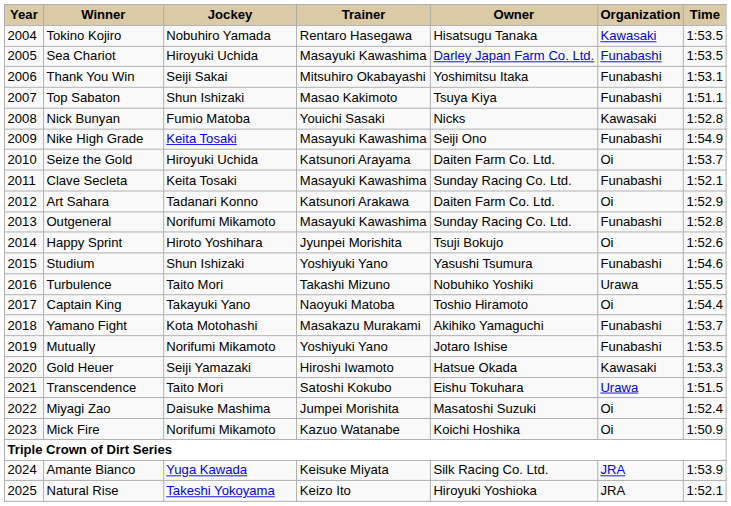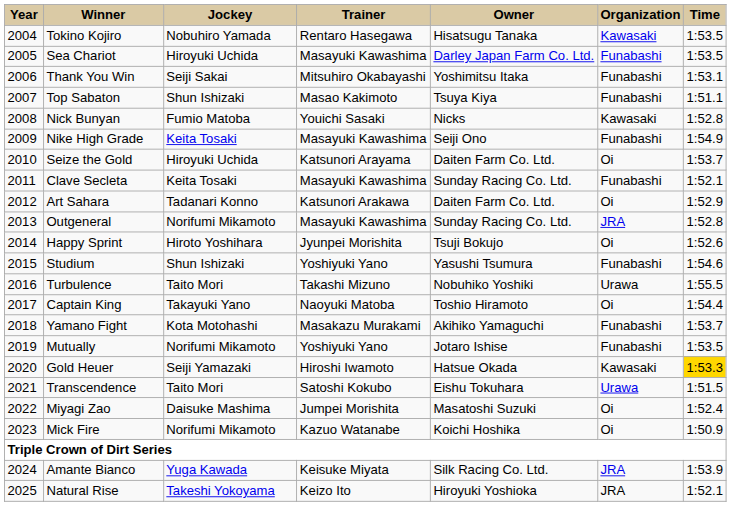(631, 222) Funabashi -> (613, 222) JRA
(705, 367) no background -> (705, 367) gold background
